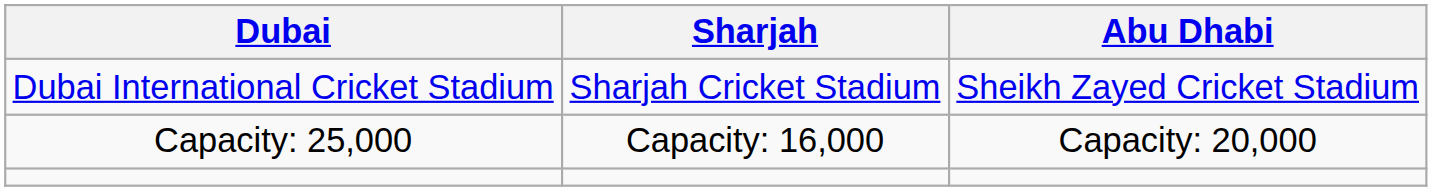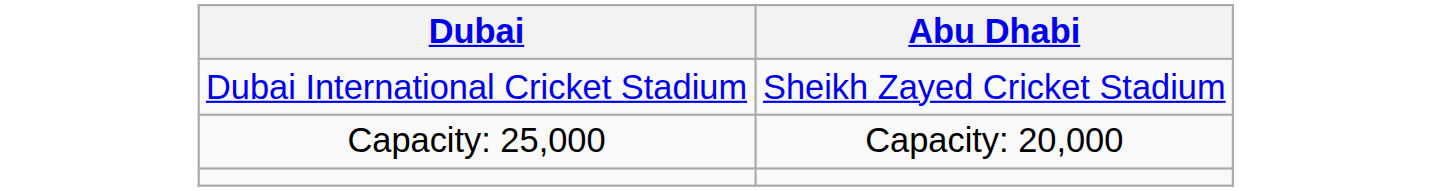- column: (755, 31)
